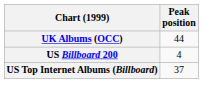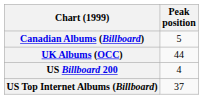+ row: (82, 39)
